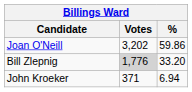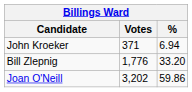rows swapped: (35, 45) <-> (38, 78)
(135, 62) lightgrey background -> (135, 62) no background
